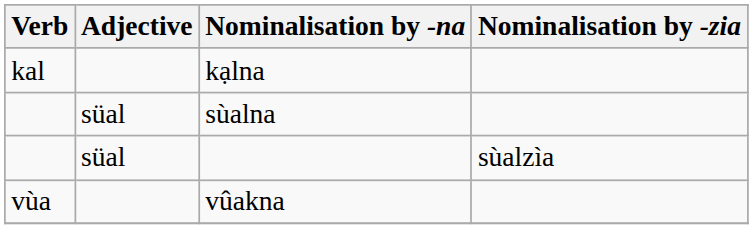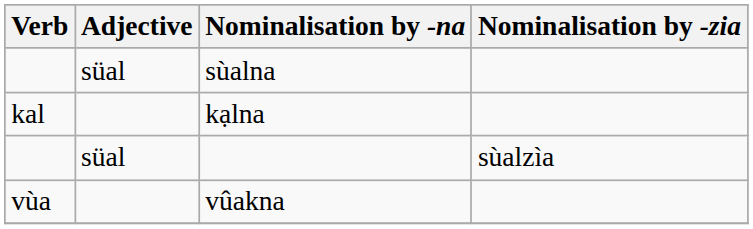rows swapped: (28, 69) <-> (40, 114)
